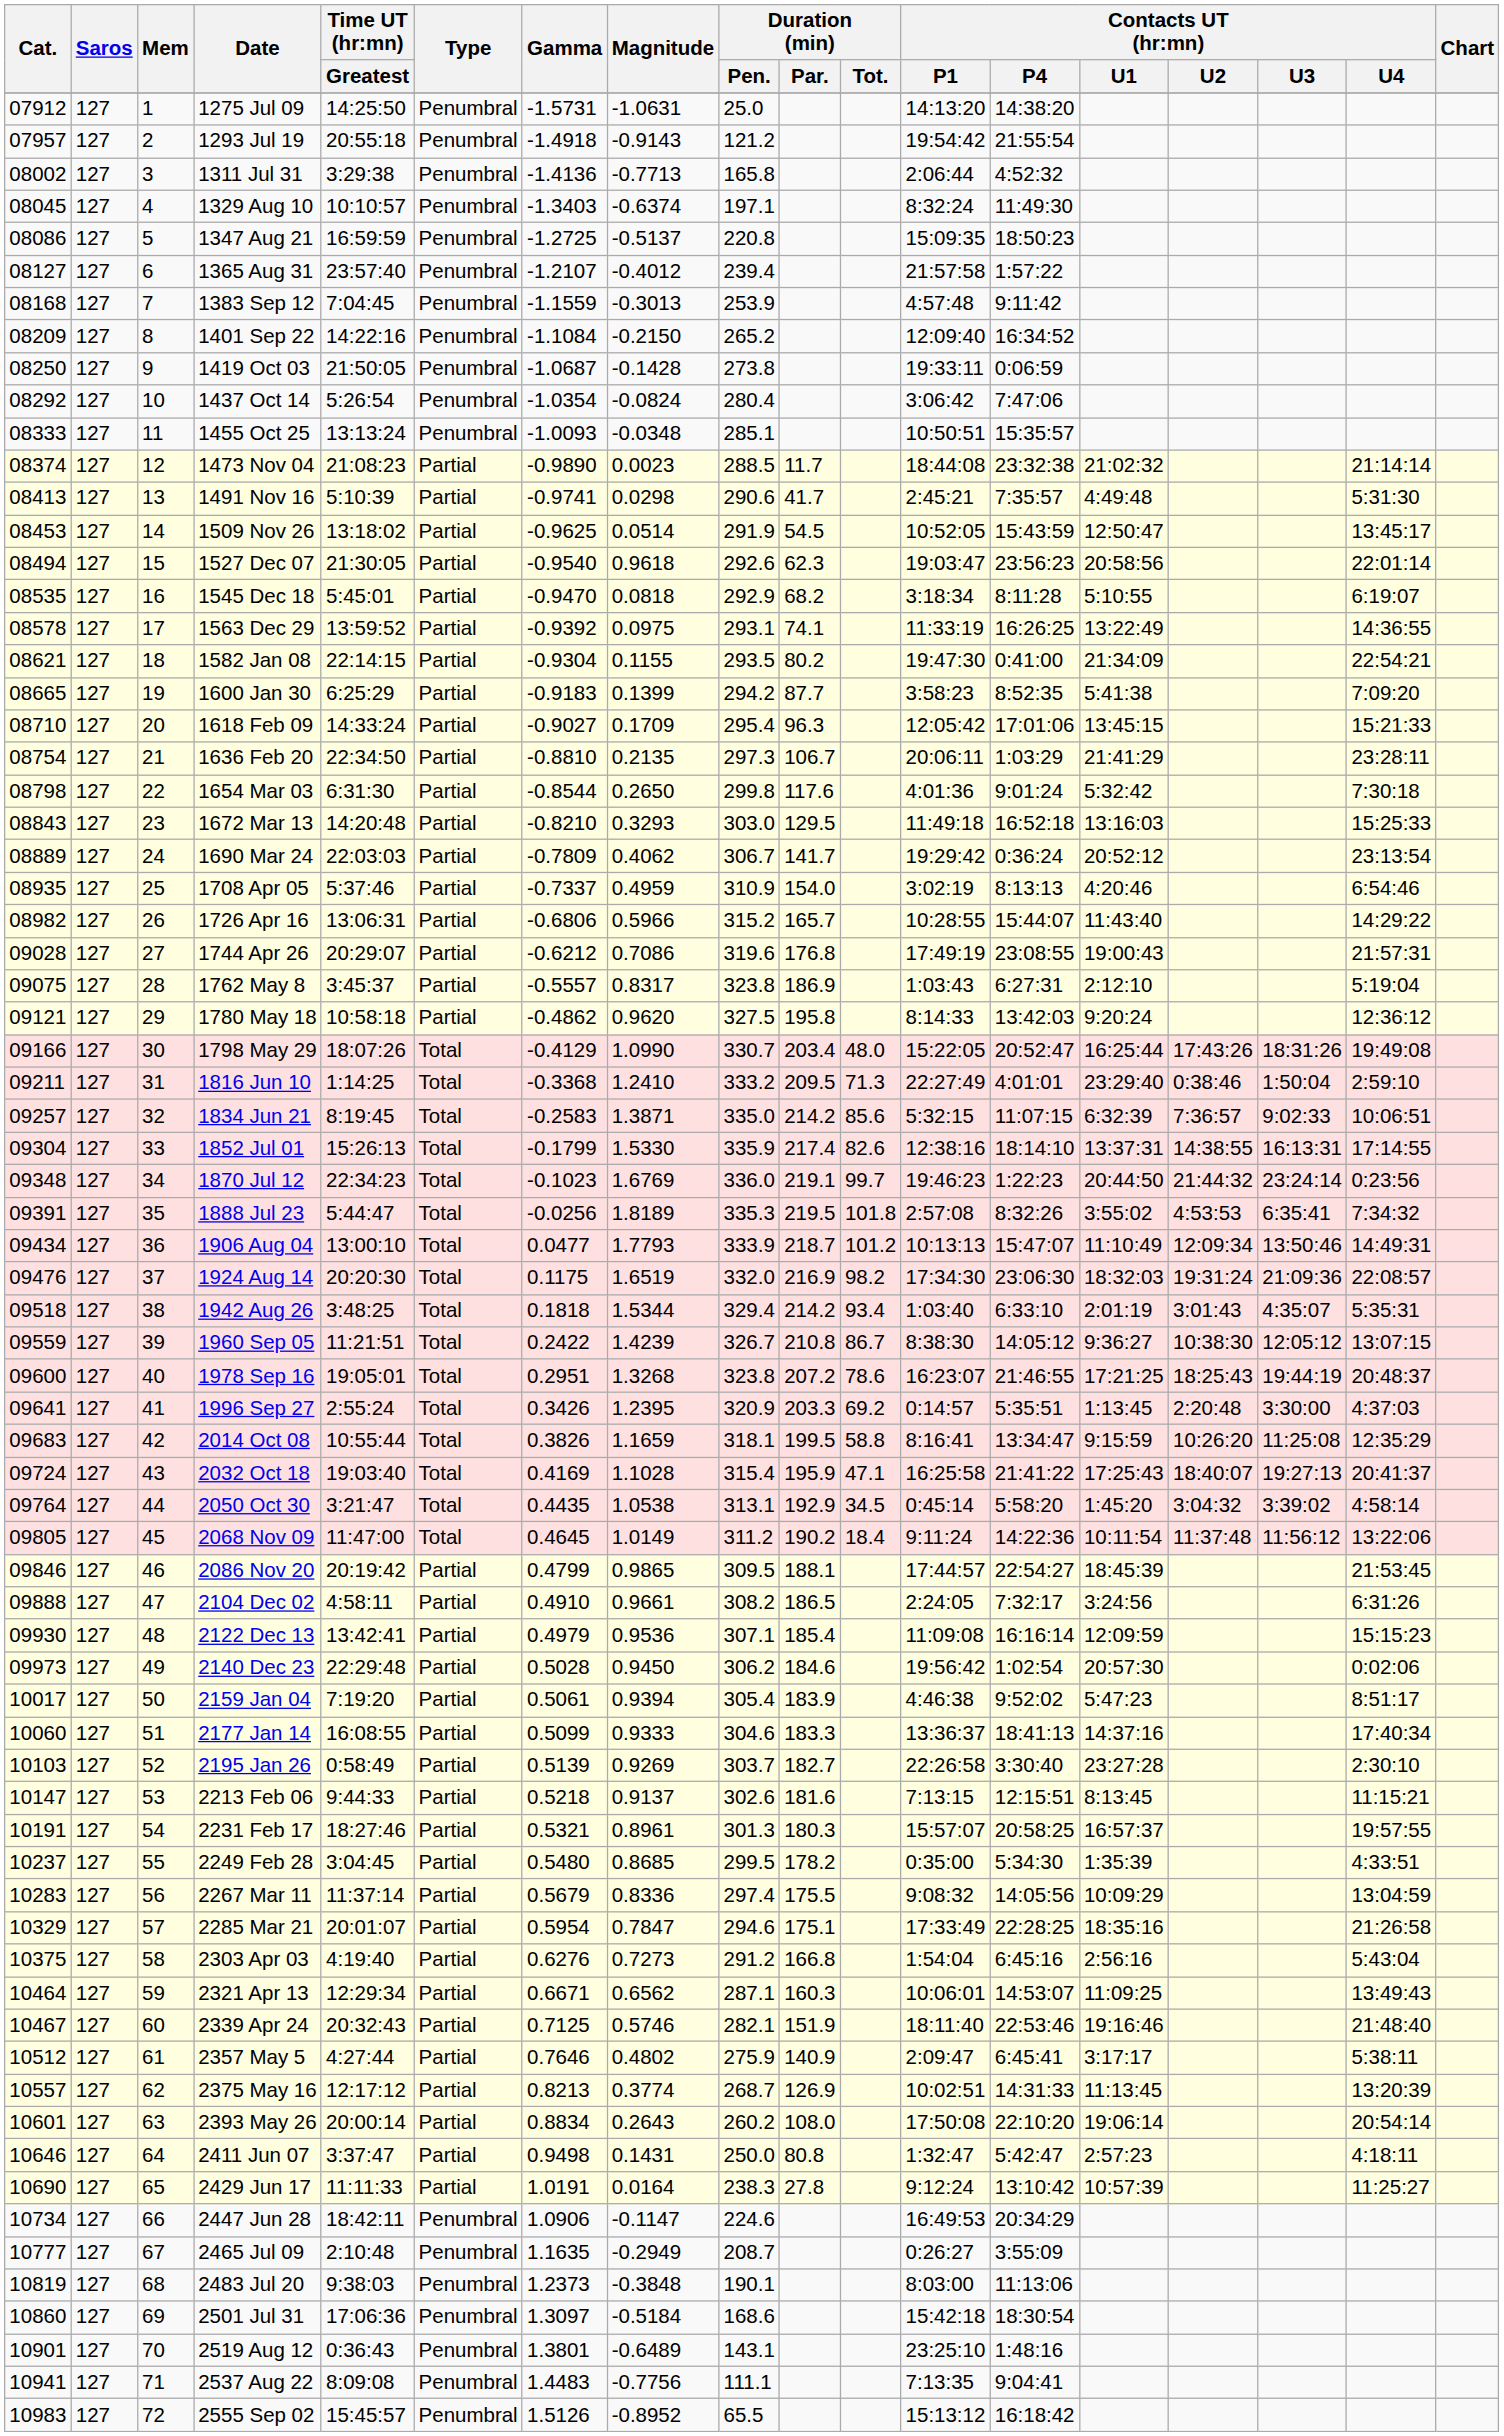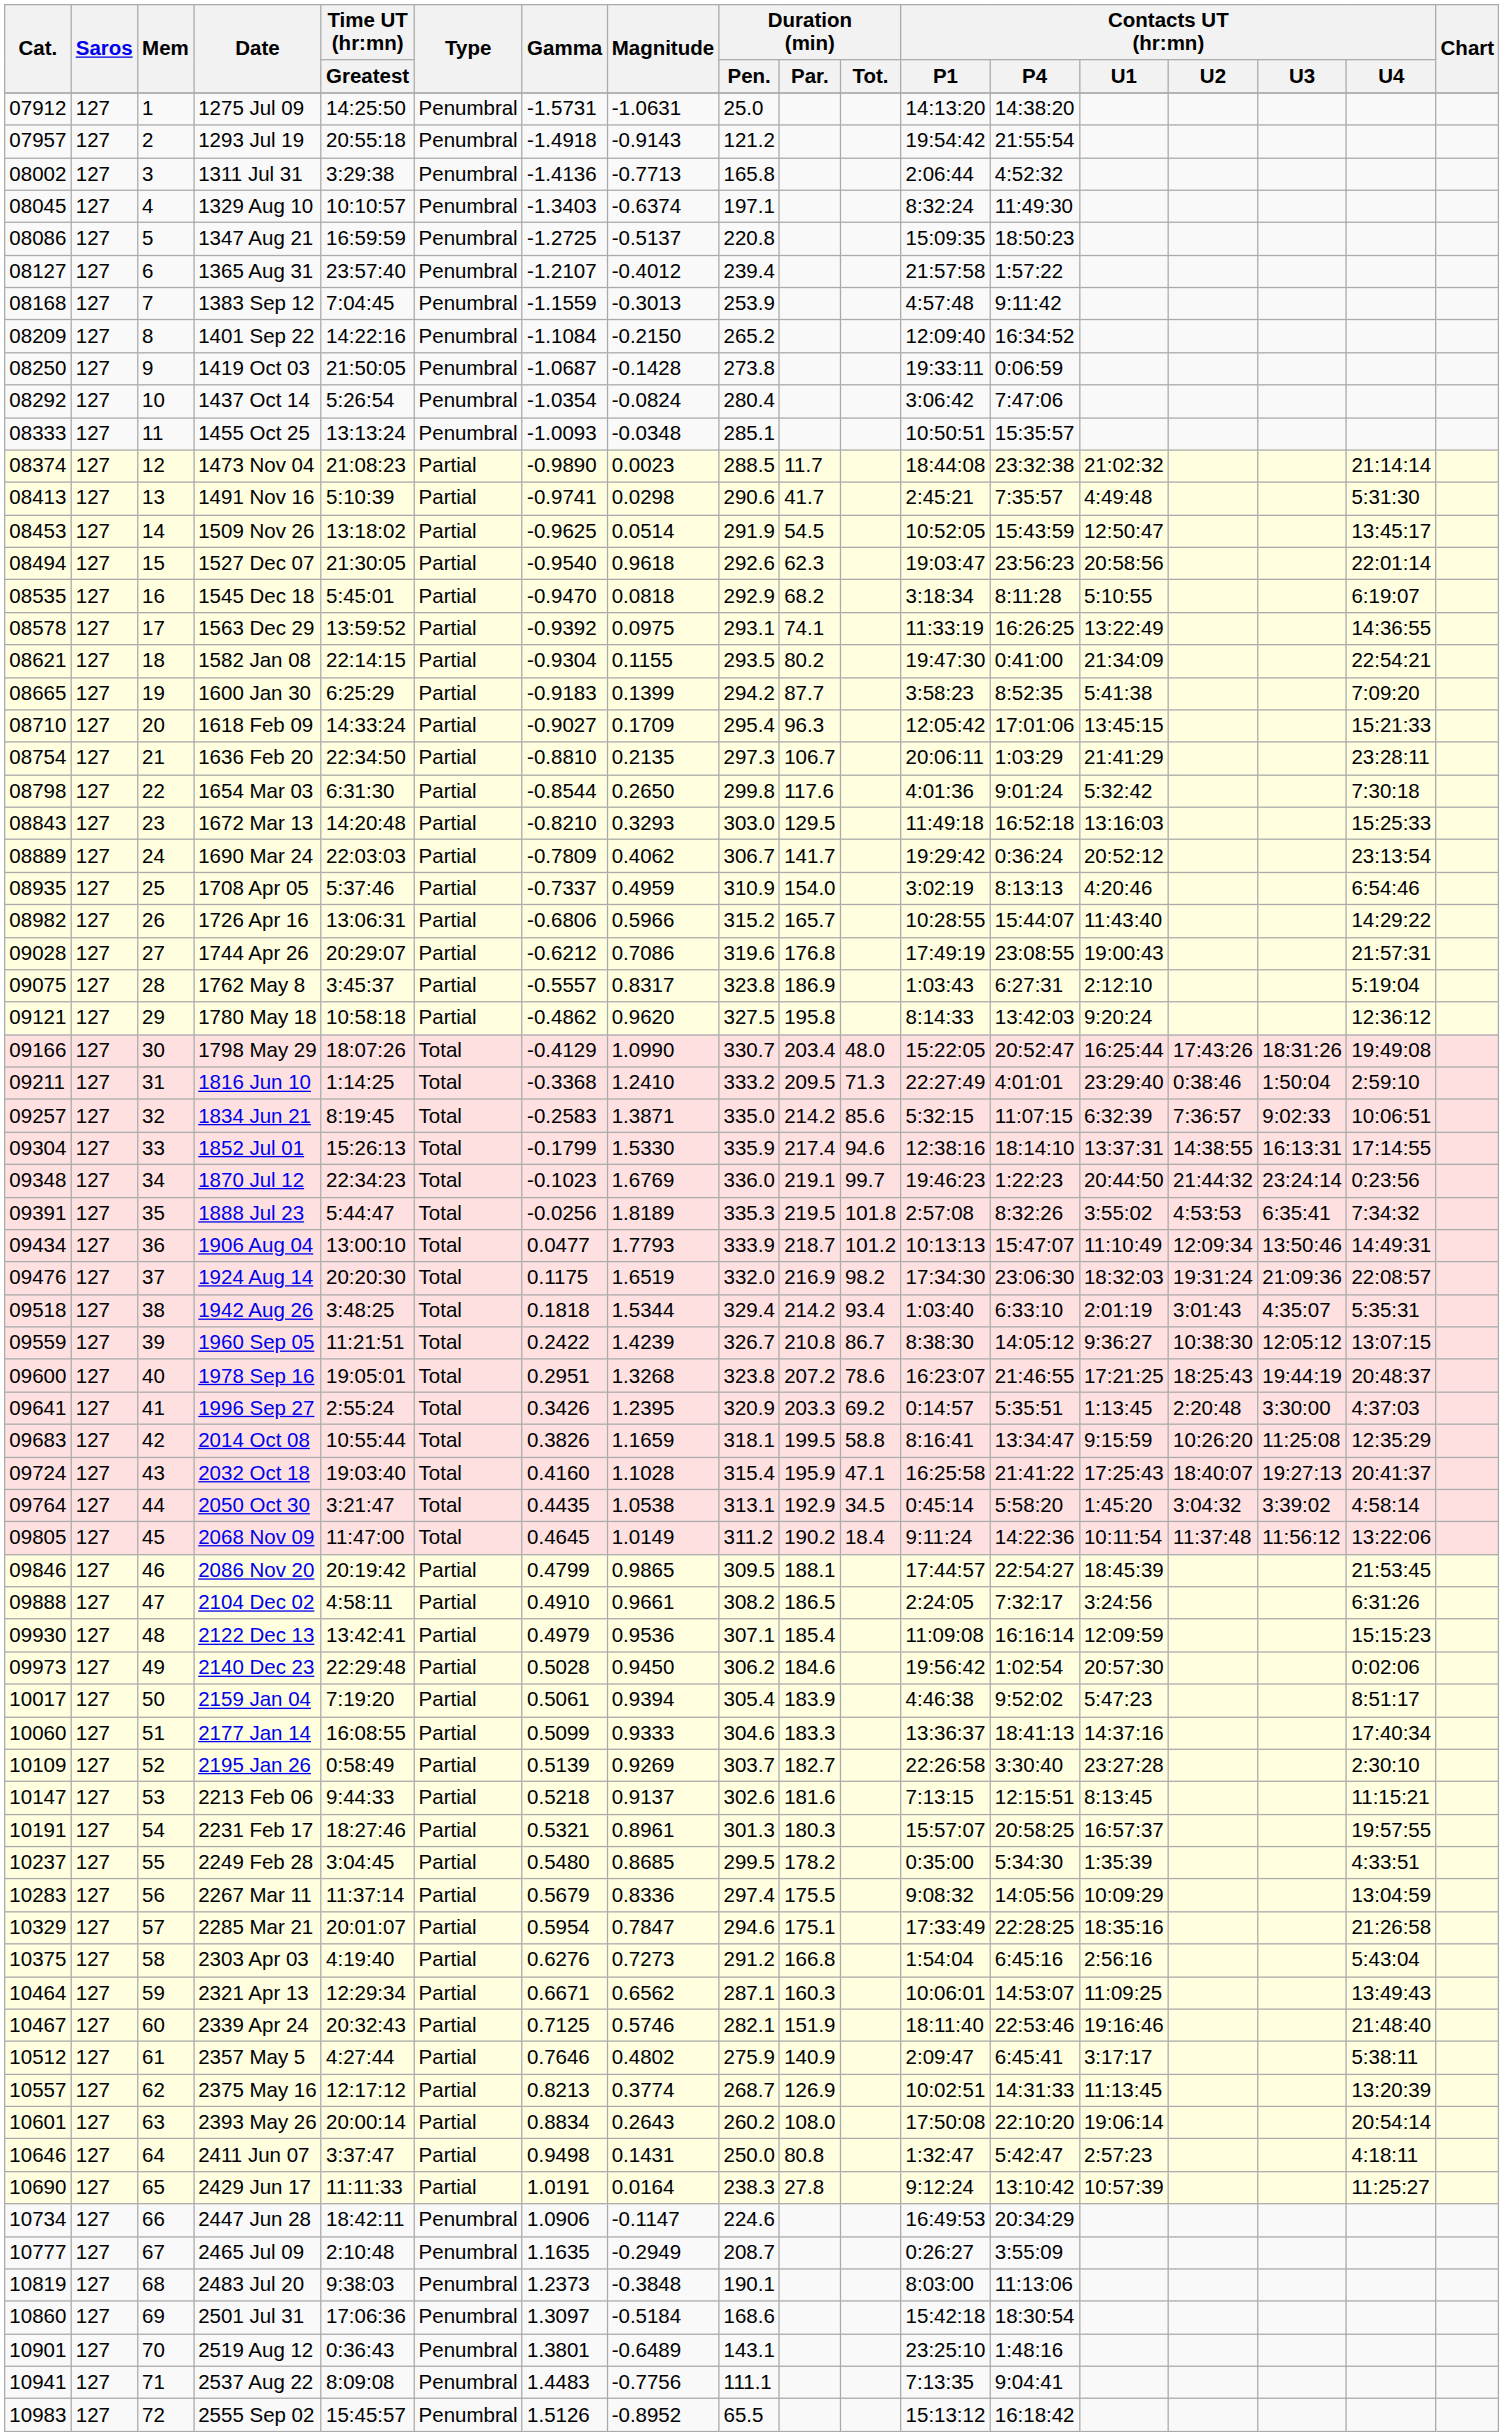(865, 1148) 82.6 -> (865, 1148) 94.6
(558, 1472) 0.4169 -> (558, 1472) 0.4160
(38, 1765) 10103 -> (38, 1765) 10109
